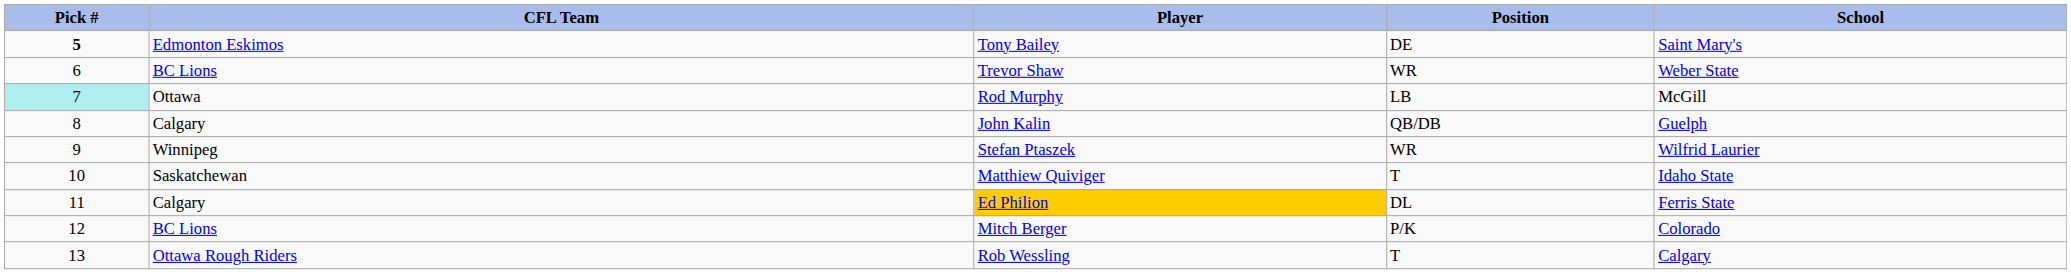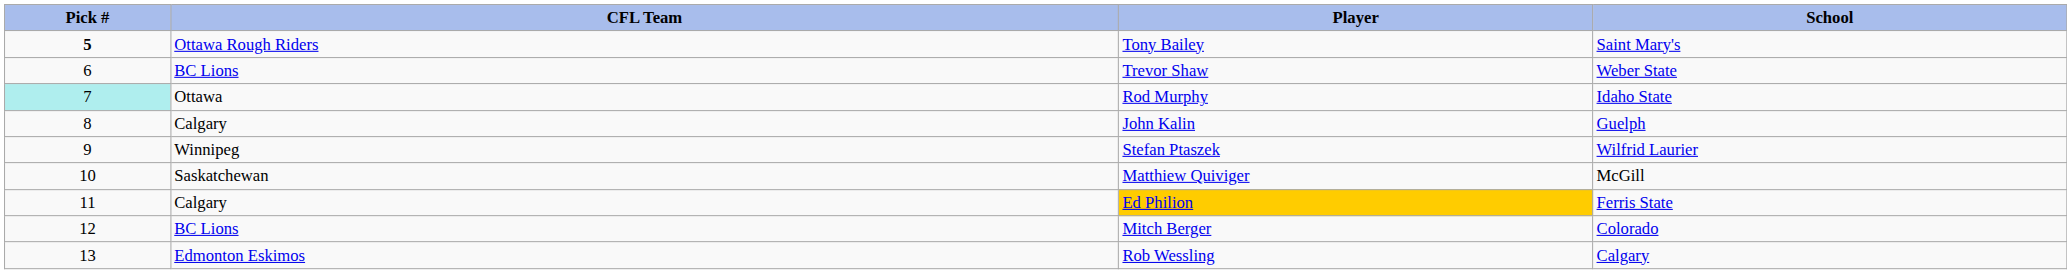- column: (1520, 17)
(218, 44) Edmonton Eskimos -> (246, 44) Ottawa Rough Riders
(1682, 96) McGill -> (1634, 96) Idaho State
(1696, 176) Idaho State -> (1621, 176) McGill
(225, 255) Ottawa Rough Riders -> (240, 255) Edmonton Eskimos
